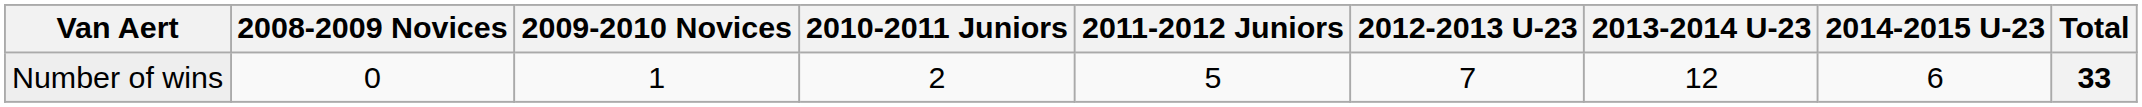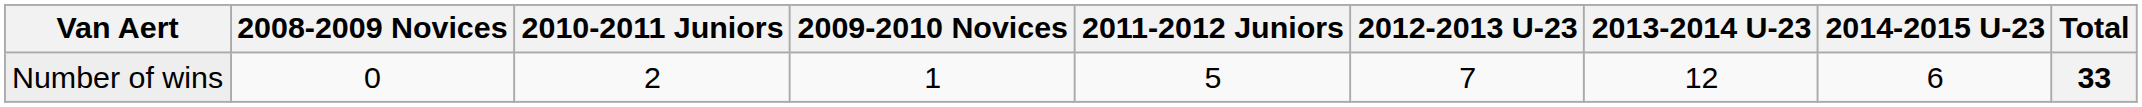columns swapped: (657, 28) <-> (937, 28)
